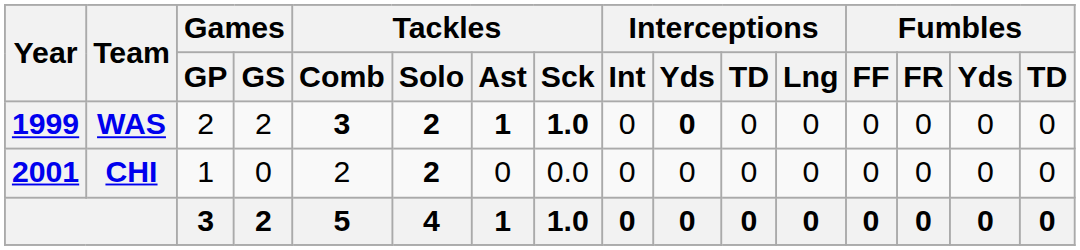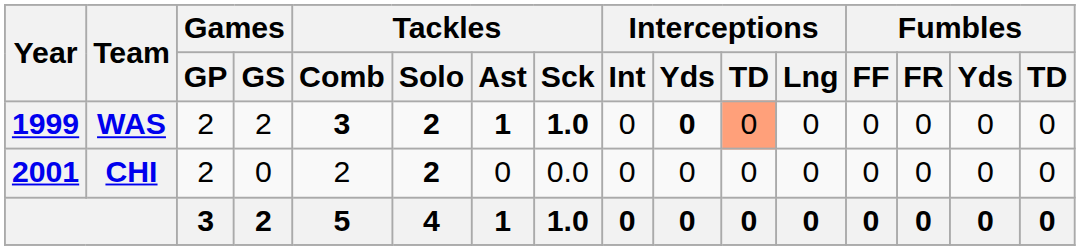(749, 124) no background -> (749, 124) lightsalmon background
(206, 172) 1 -> (206, 172) 2
